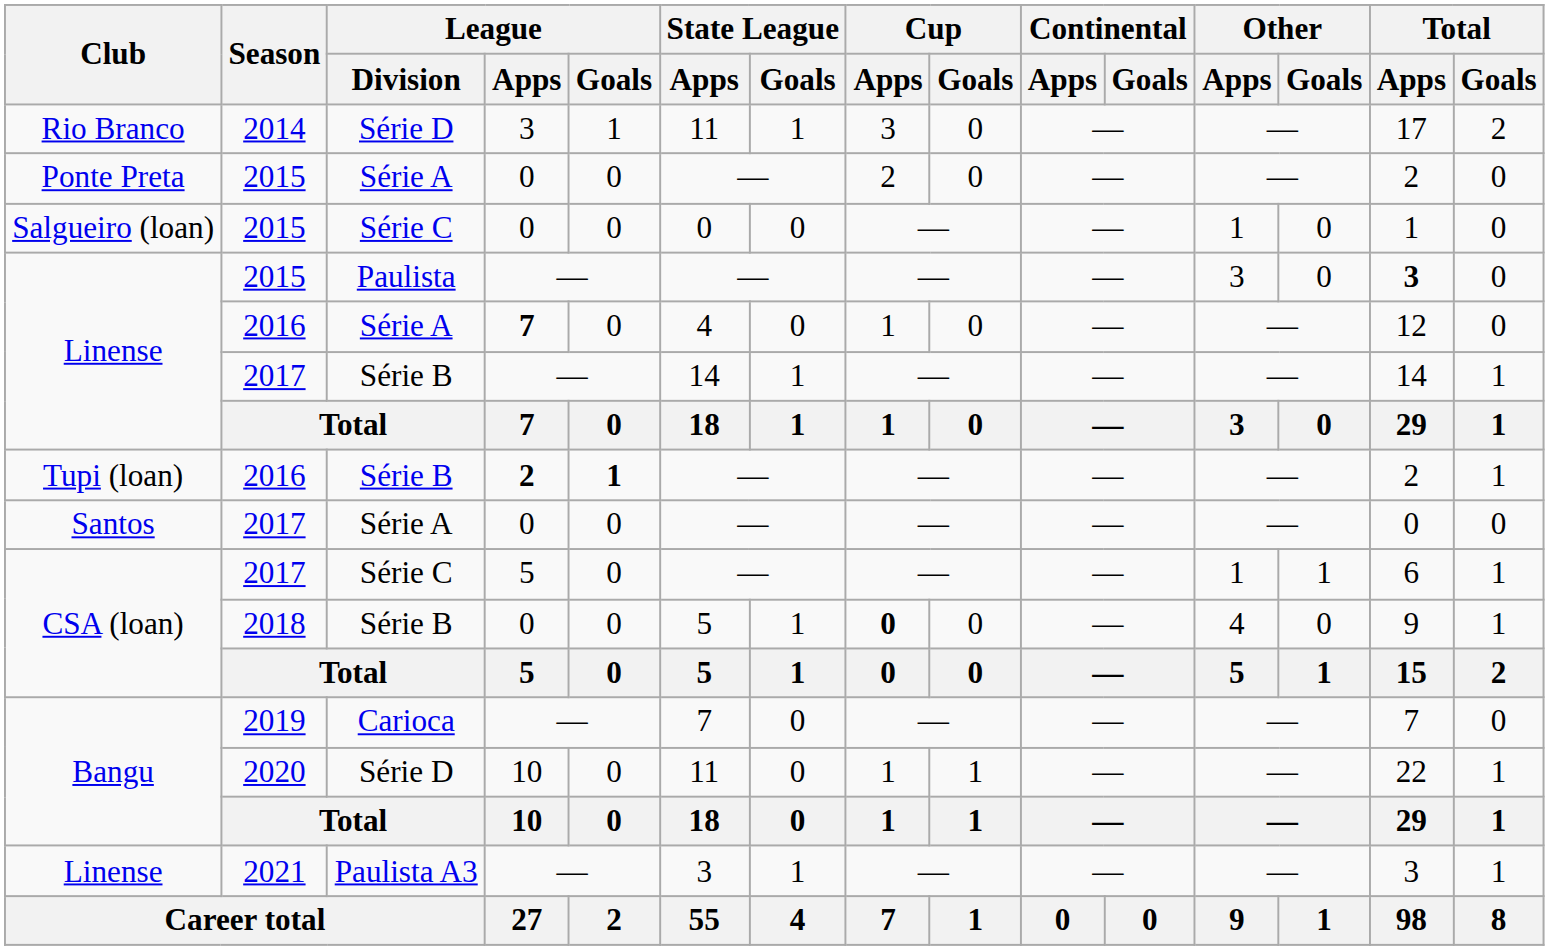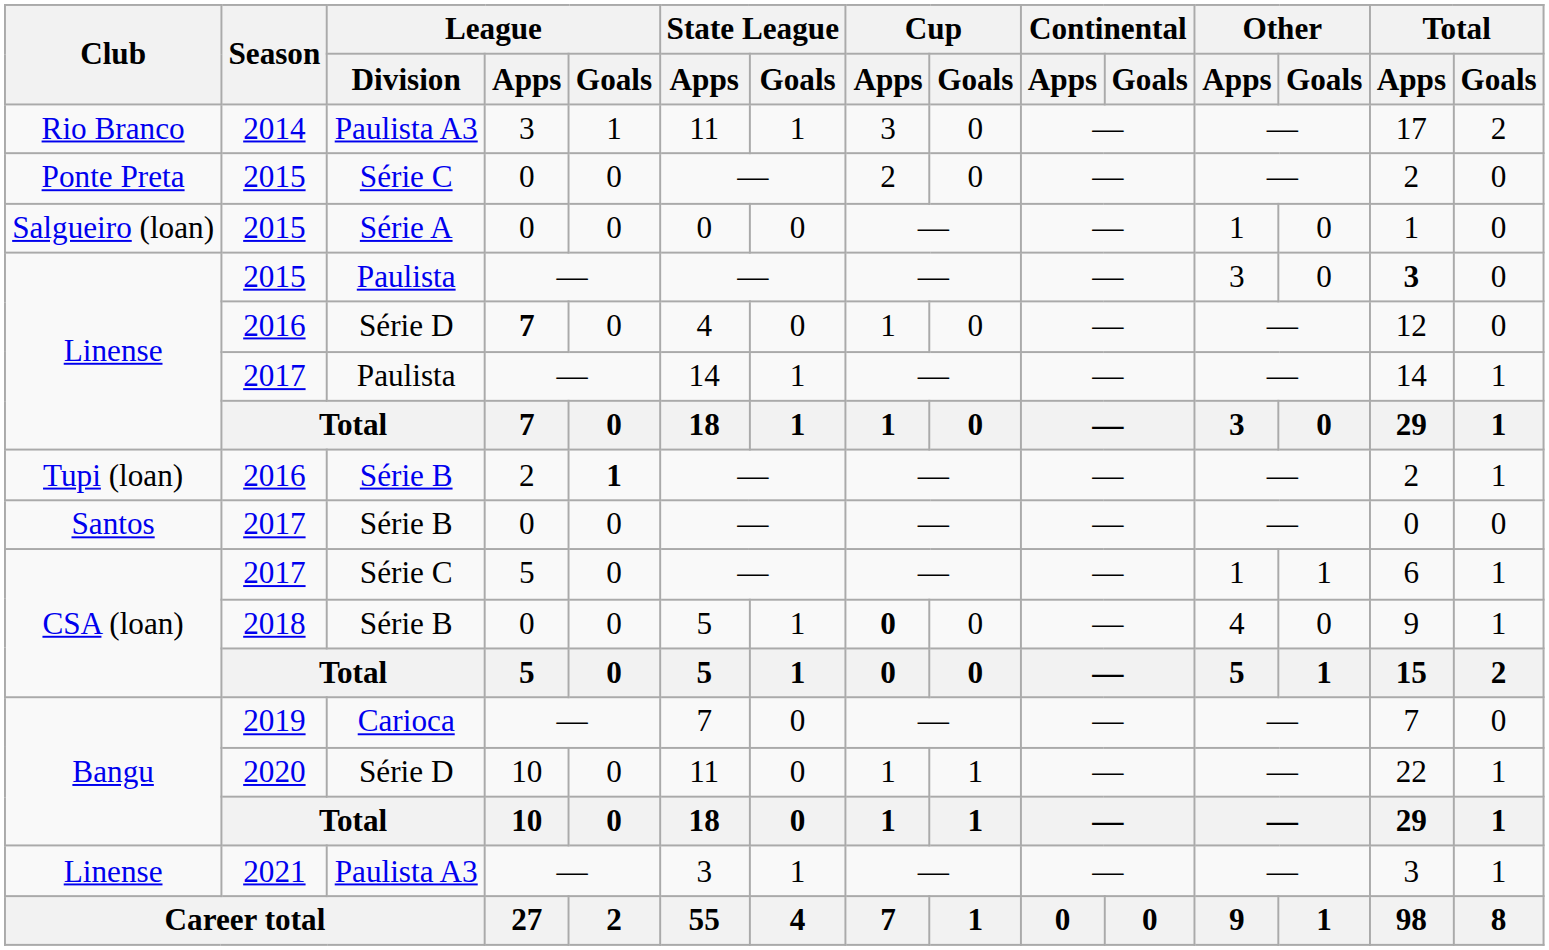(406, 128) Série D -> (406, 128) Paulista A3
(406, 177) Série A -> (406, 177) Série C
(406, 227) Série C -> (406, 227) Série A
(406, 326) Série A -> (406, 326) Série D
(406, 375) Série B -> (406, 375) Paulista
(527, 474) bold -> (527, 474) normal
(406, 524) Série A -> (406, 524) Série B
